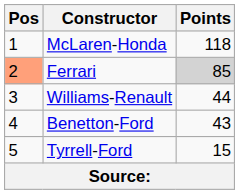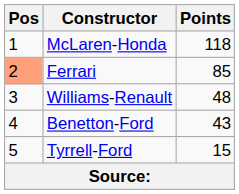(222, 71) lightgrey background -> (222, 71) no background
(222, 97) 44 -> (222, 97) 48
